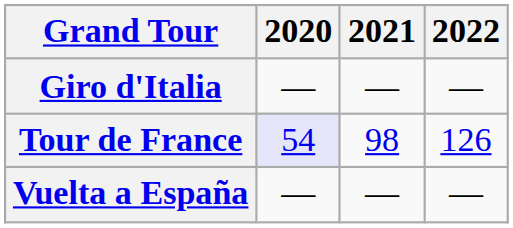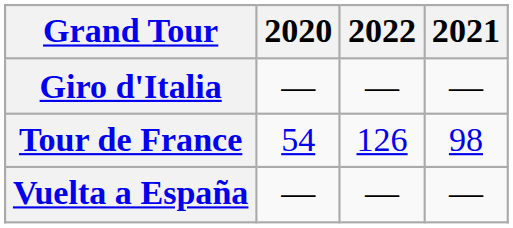columns swapped: (382, 31) <-> (466, 31)
(298, 139) lavender background -> (298, 139) no background
